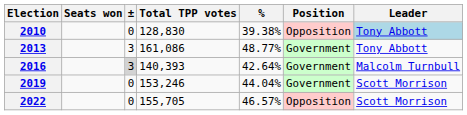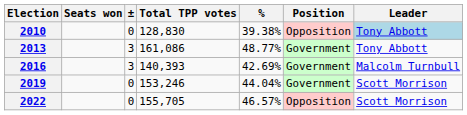(131, 66) lightgrey background -> (131, 66) no background
(261, 66) 42.64% -> (261, 66) 42.69%
